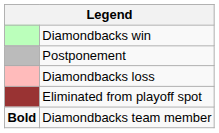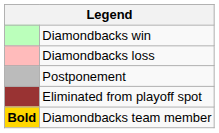rows swapped: (99, 77) <-> (84, 56)
(22, 117) no background -> (22, 117) gold background
